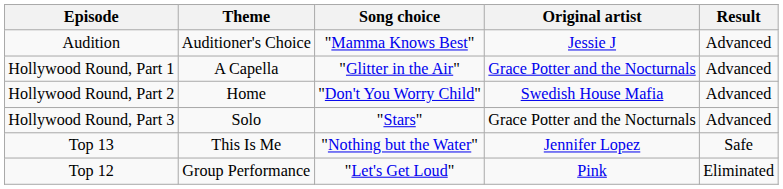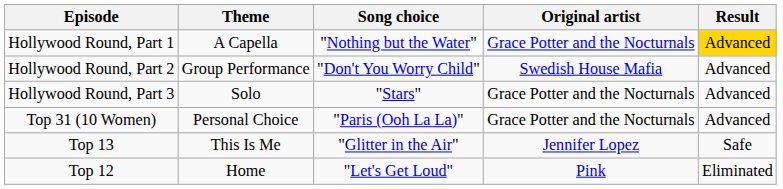- row: (91, 42)
(400, 68) "Glitter in the Air" -> (398, 42) "Nothing but the Water"
(739, 68) no background -> (737, 42) gold background
(246, 94) Home -> (246, 68) Group Performance
+ row: (91, 119)
(400, 145) "Nothing but the Water" -> (398, 145) "Glitter in the Air"
(246, 171) Group Performance -> (246, 171) Home
